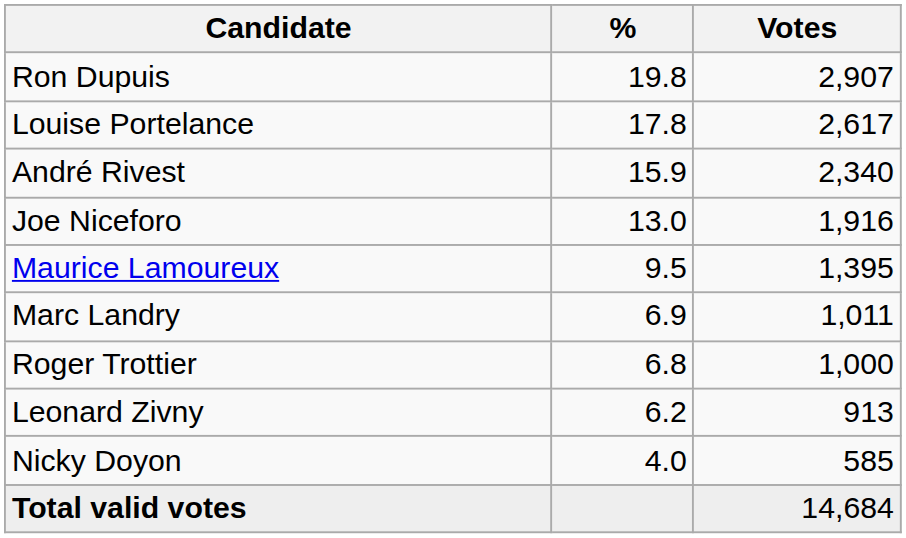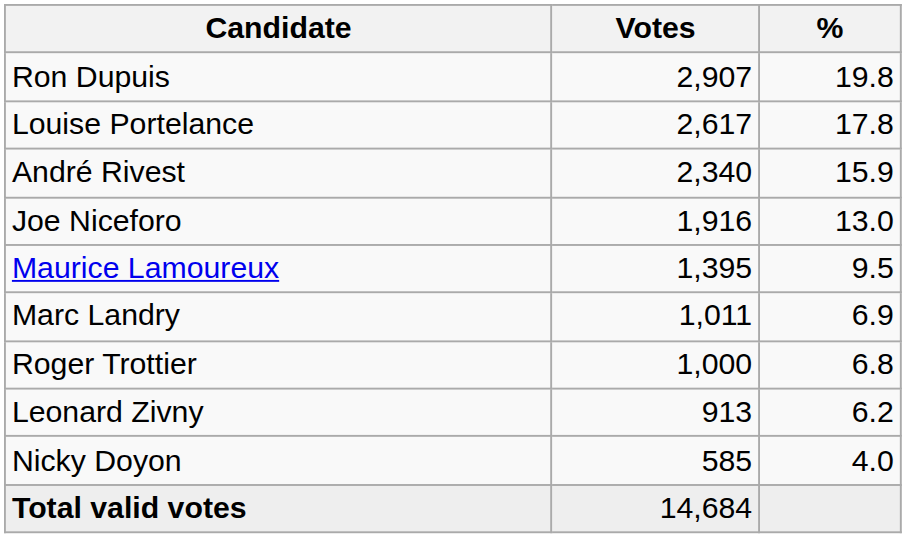columns swapped: (797, 28) <-> (623, 28)
